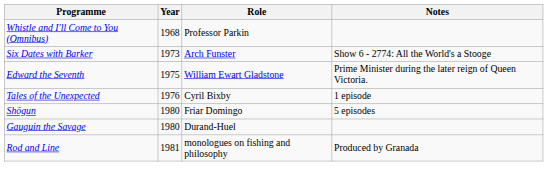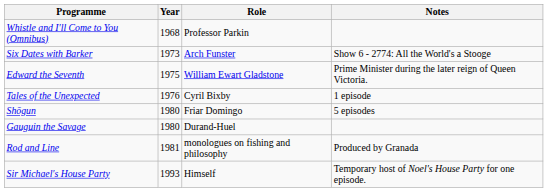+ row: (58, 174)
